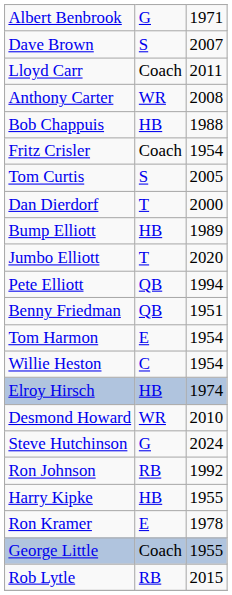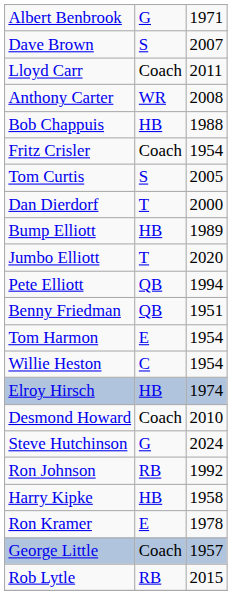(152, 417) WR -> (160, 417) Coach
(206, 497) 1955 -> (206, 497) 1958
(206, 550) 1955 -> (206, 550) 1957
